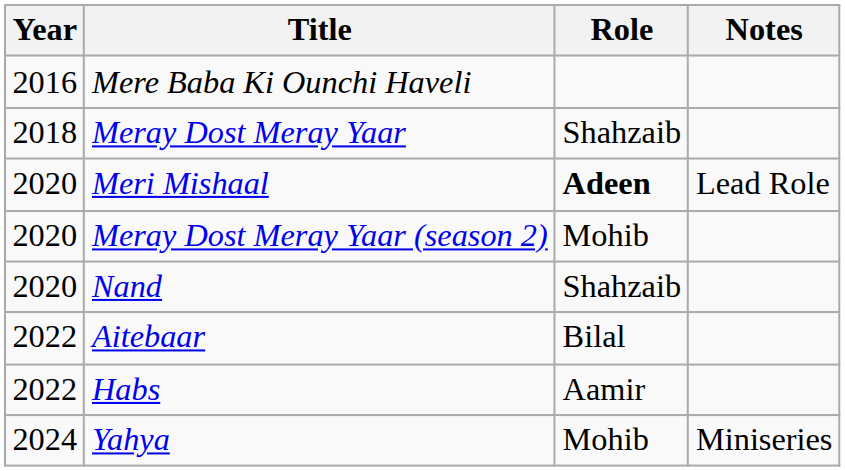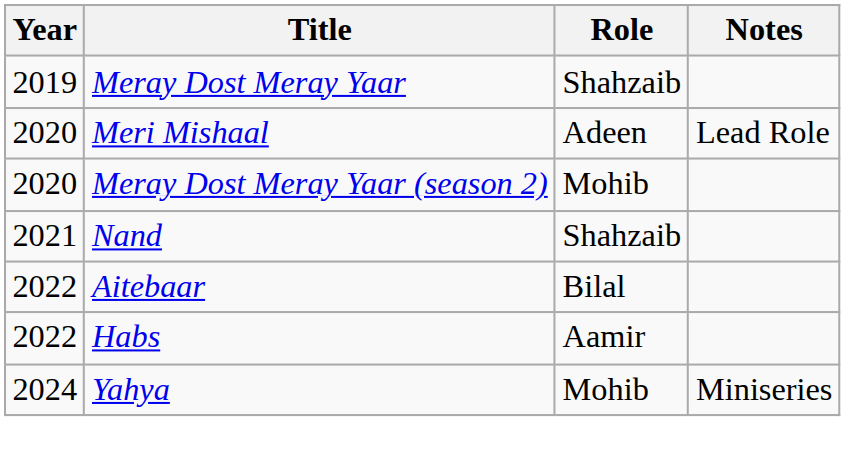- row: (282, 81)
(45, 132) 2018 -> (45, 81) 2019
(607, 183) bold -> (605, 132) normal
(45, 286) 2020 -> (45, 235) 2021
